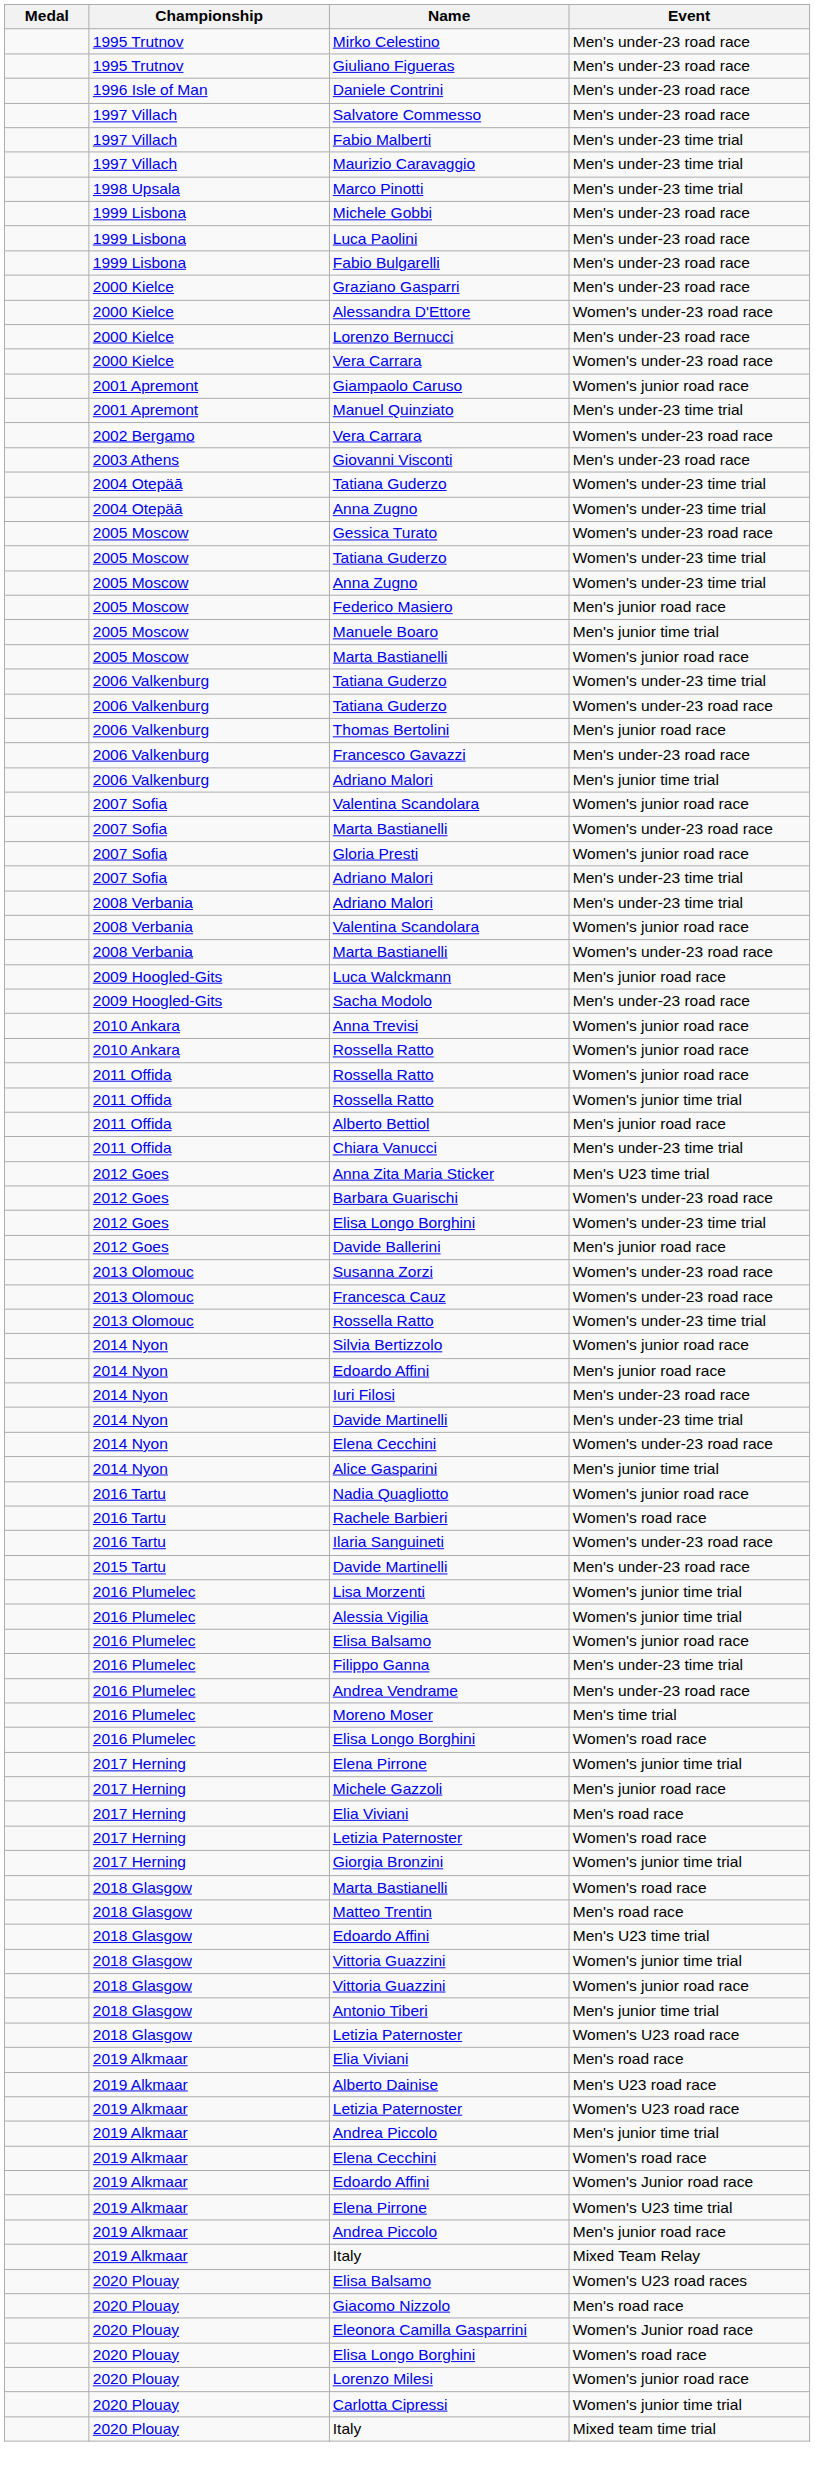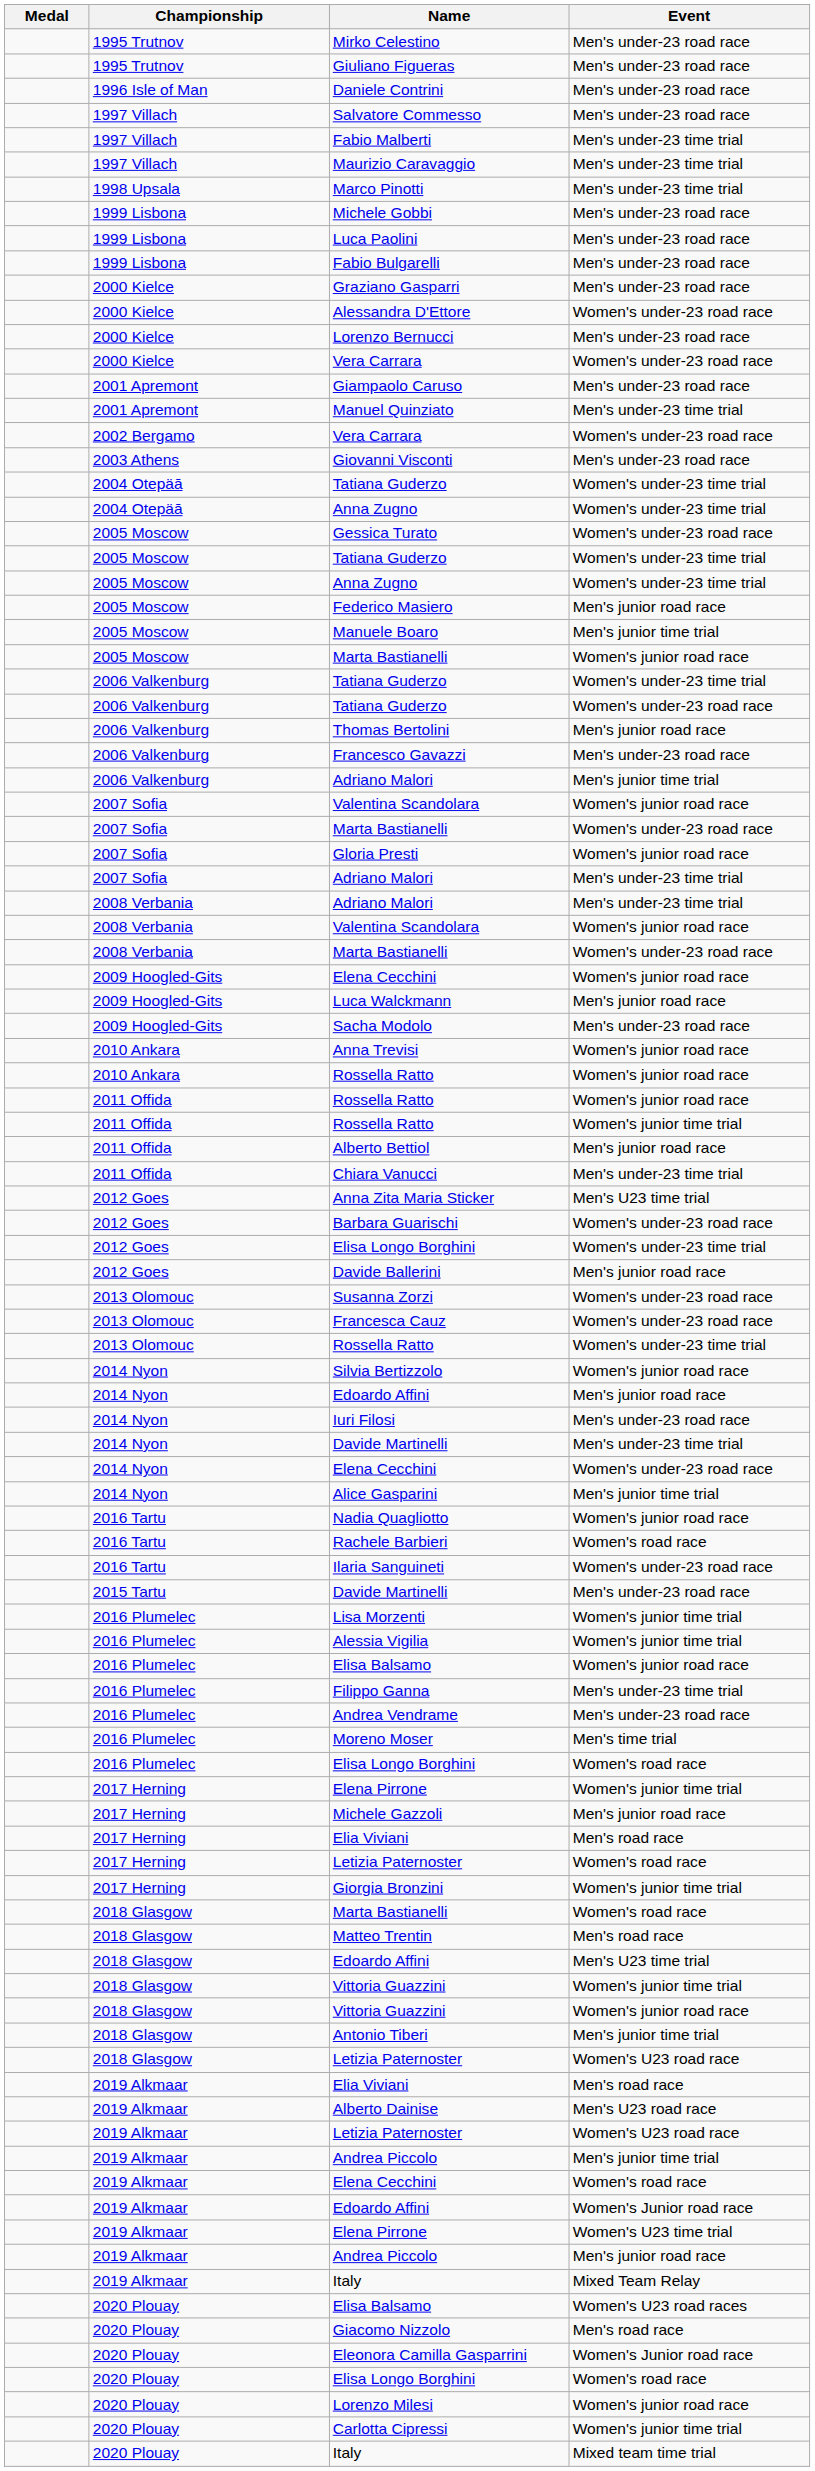(661, 386) Women's junior road race -> (661, 386) Men's under-23 road race
+ row: (158, 976)
